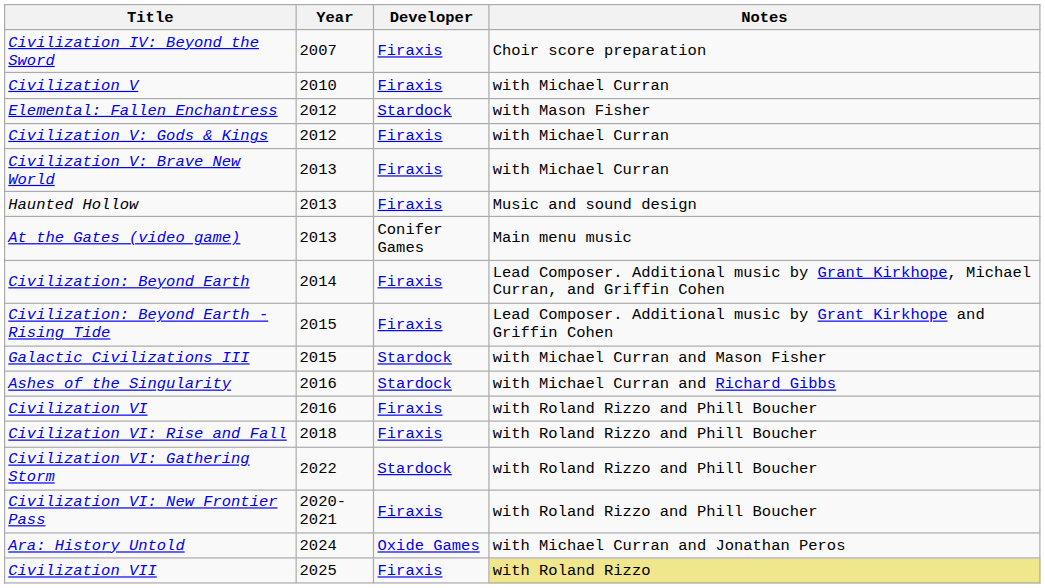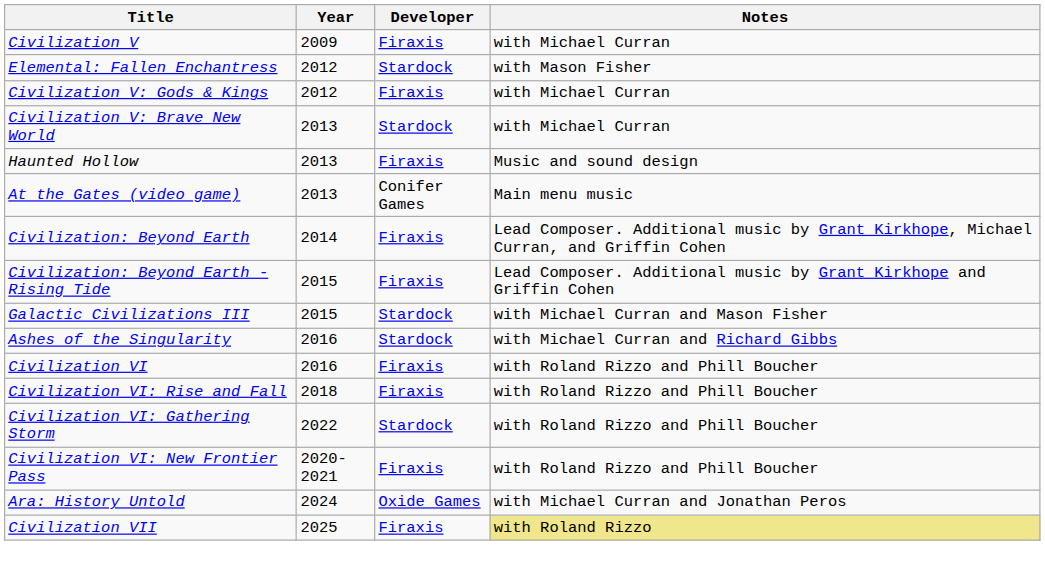- row: (134, 51)
(318, 85) 2010 -> (319, 42) 2009
(410, 170) Firaxis -> (416, 127) Stardock
